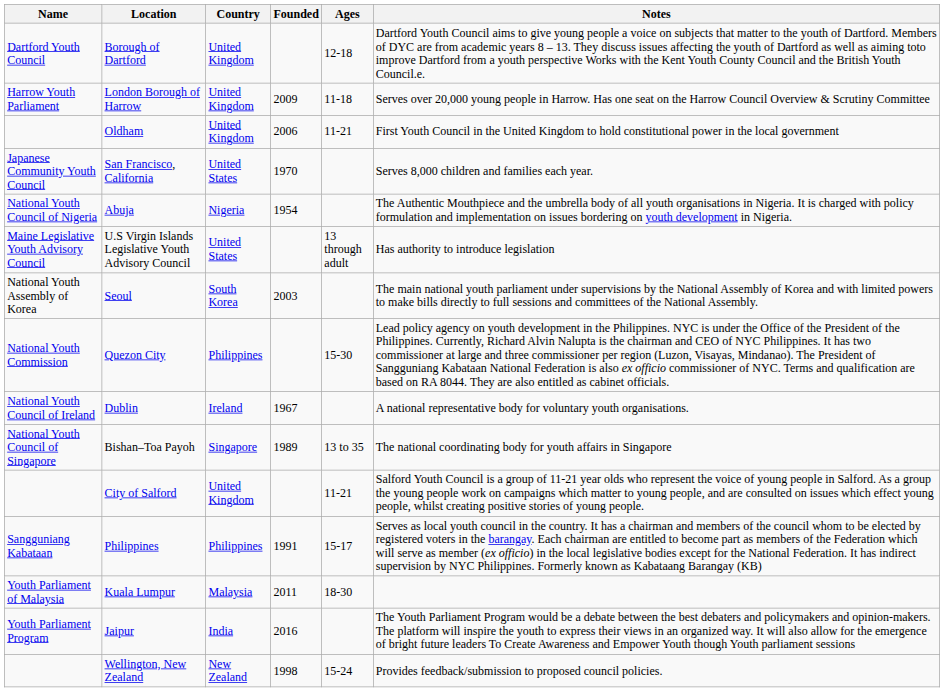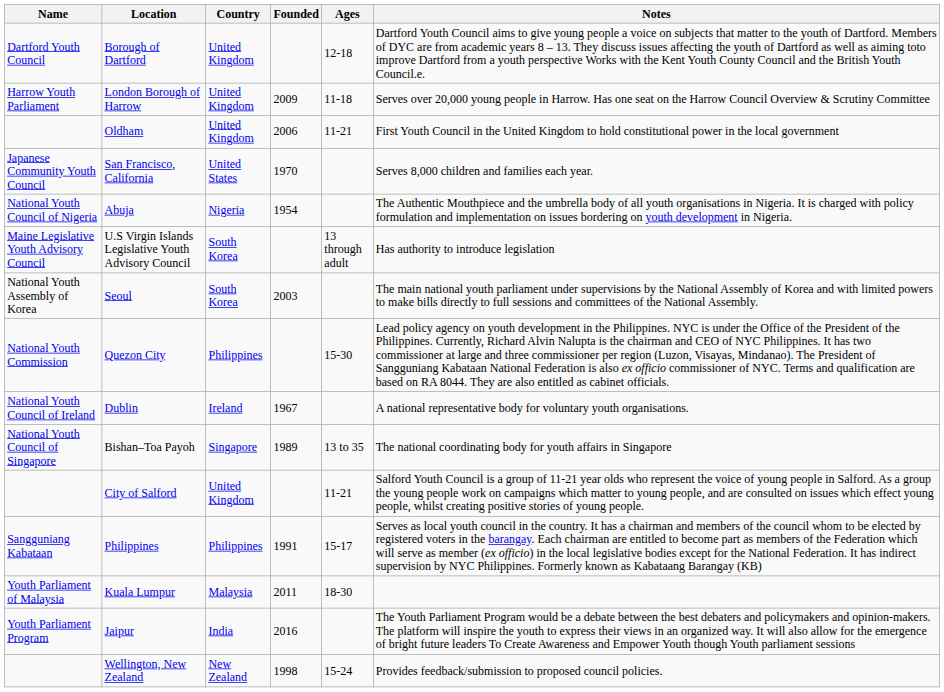(225, 249) United States -> (223, 249) South Korea
